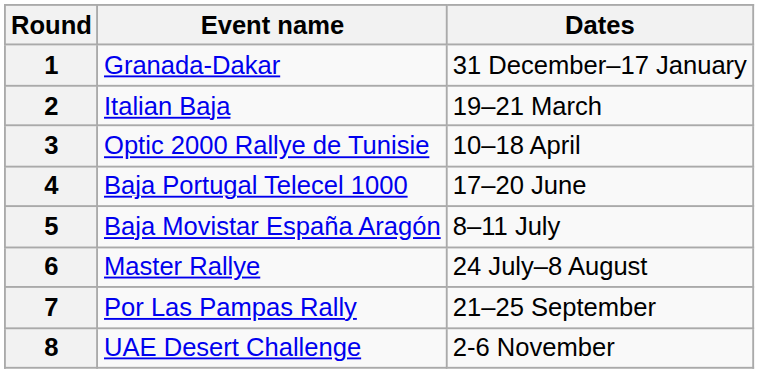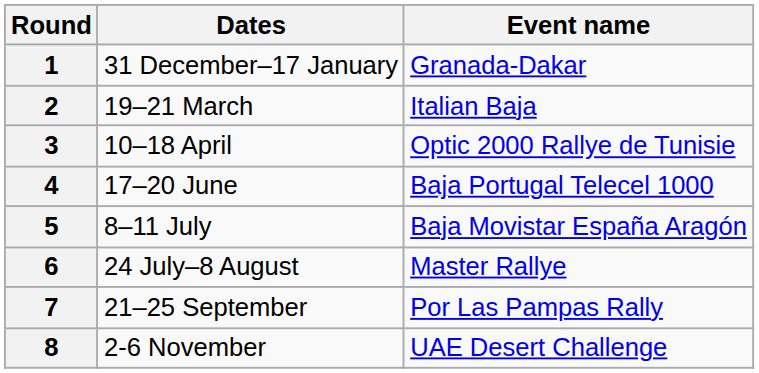columns swapped: (600, 25) <-> (272, 25)
